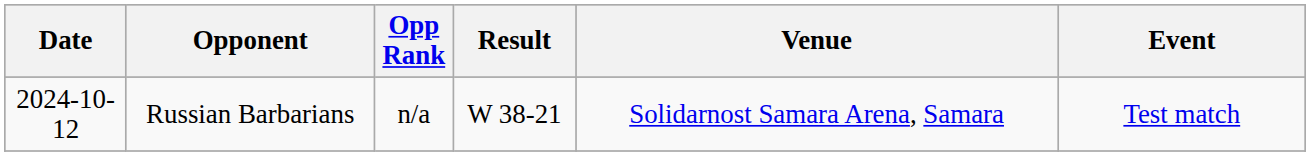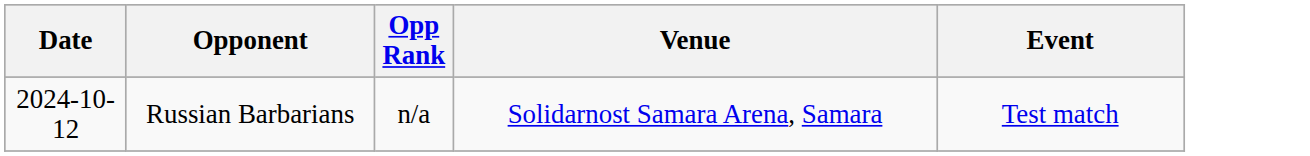- column: (514, 40)
